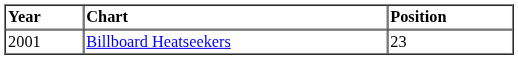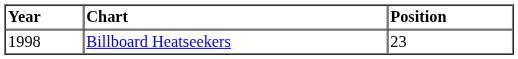(24, 41) 2001 -> (24, 41) 1998
